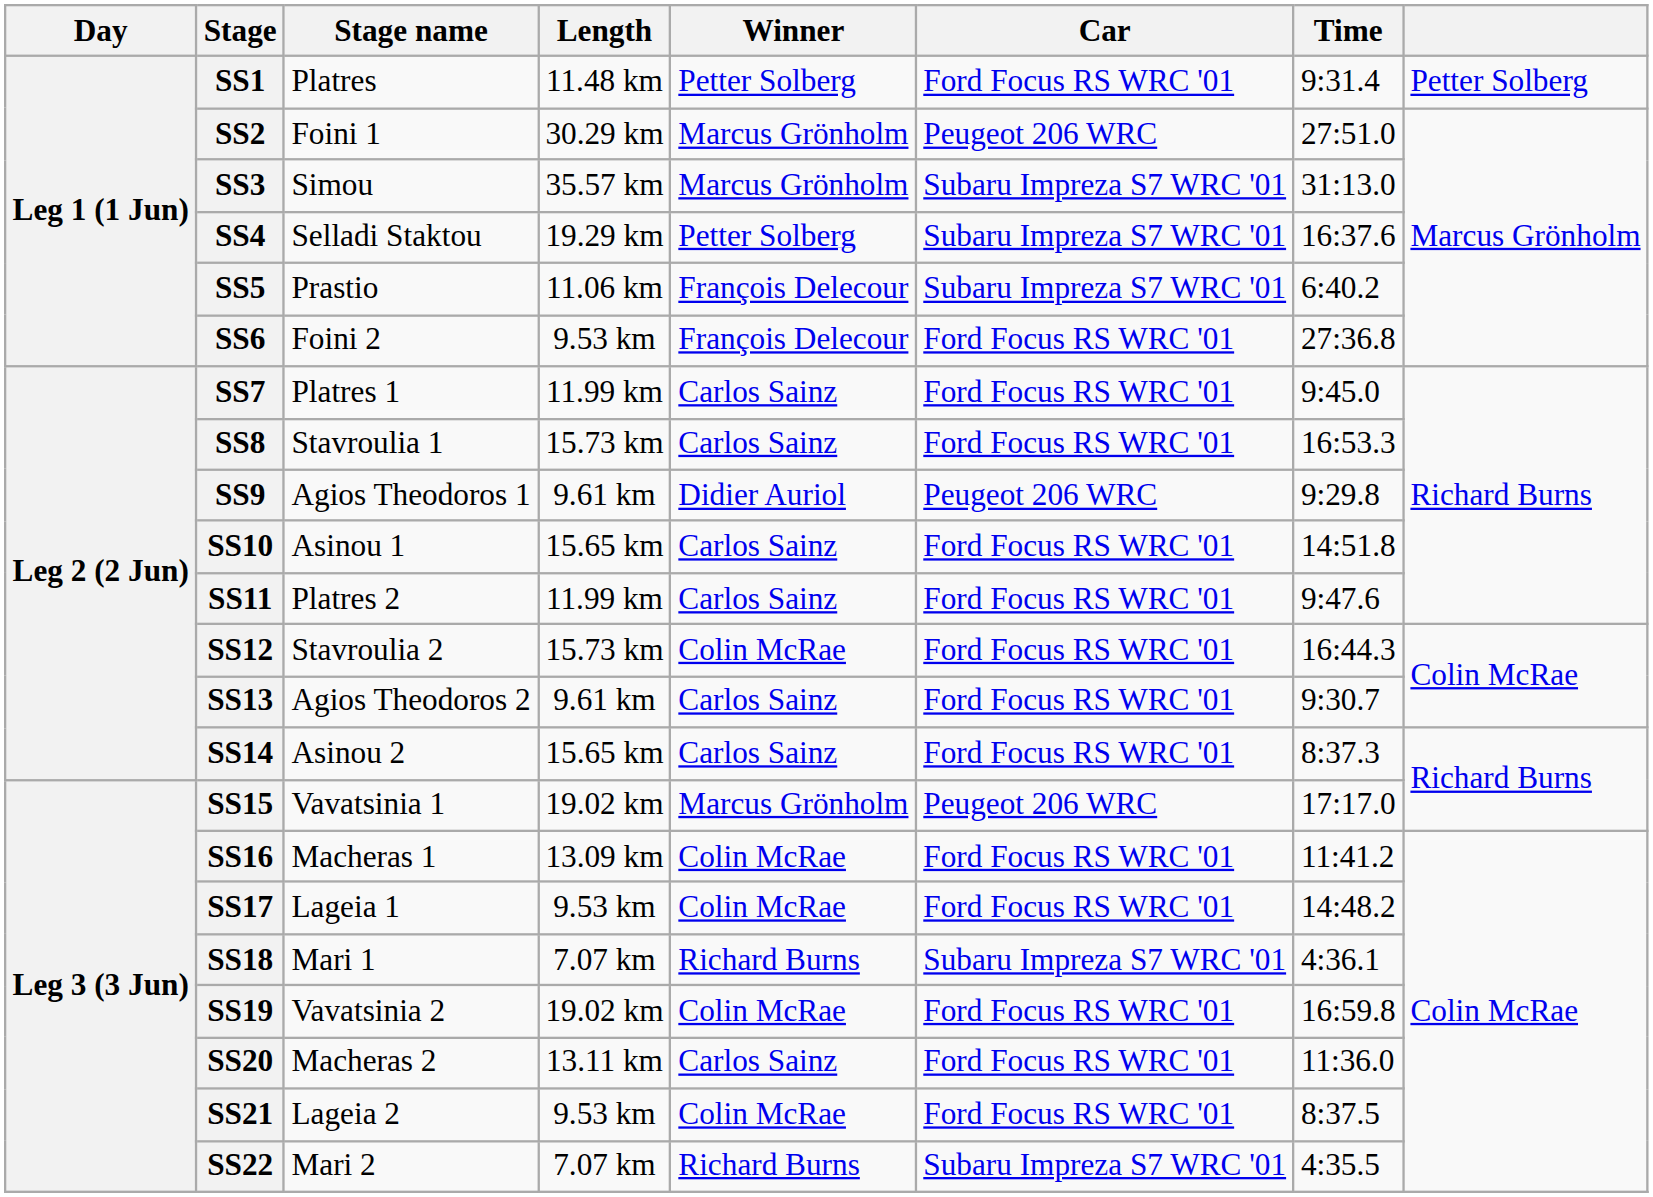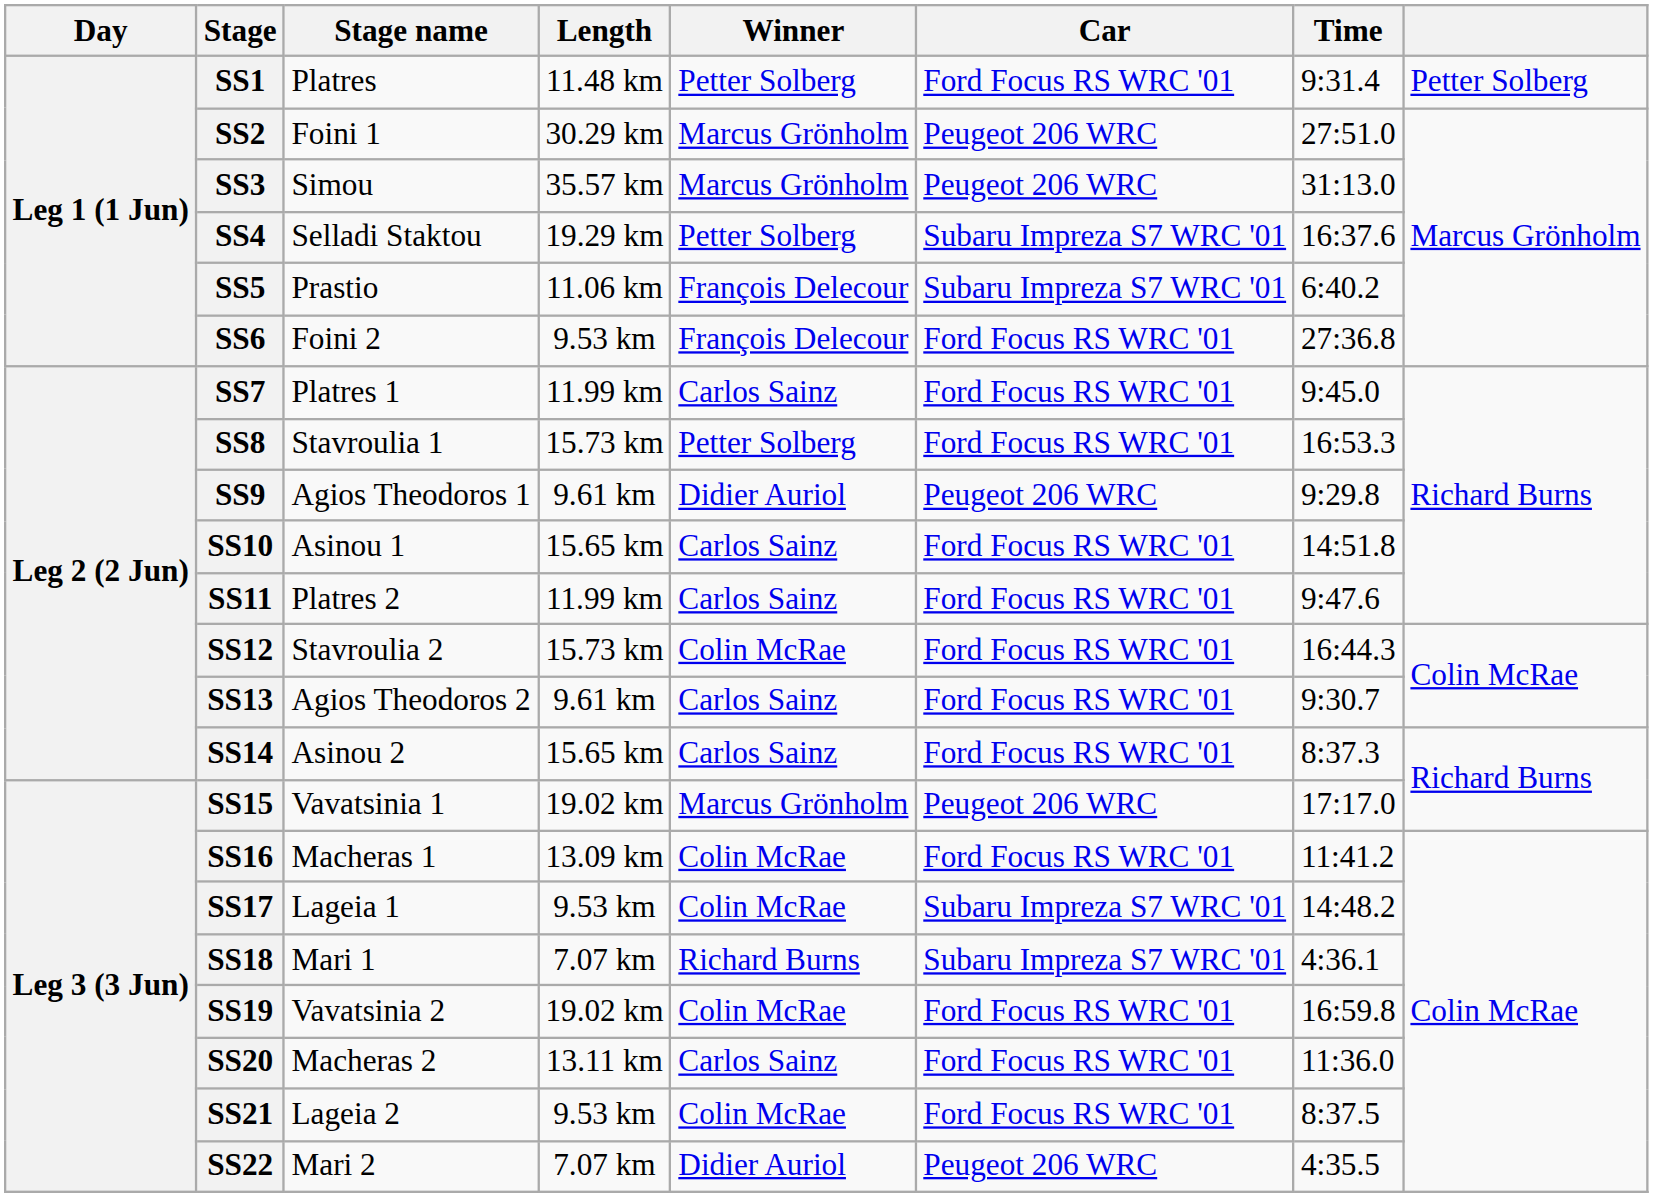(1105, 184) Subaru Impreza S7 WRC '01 -> (1040, 184) Peugeot 206 WRC
(758, 442) Carlos Sainz -> (767, 442) Petter Solberg
(1079, 907) Ford Focus RS WRC '01 -> (1105, 907) Subaru Impreza S7 WRC '01
(769, 1165) Richard Burns -> (762, 1165) Didier Auriol
(1105, 1165) Subaru Impreza S7 WRC '01 -> (1040, 1165) Peugeot 206 WRC
